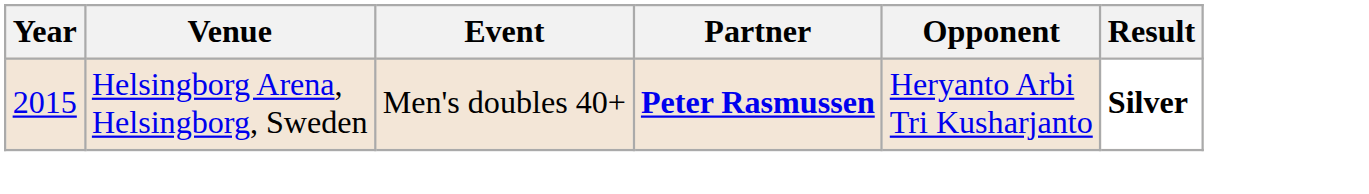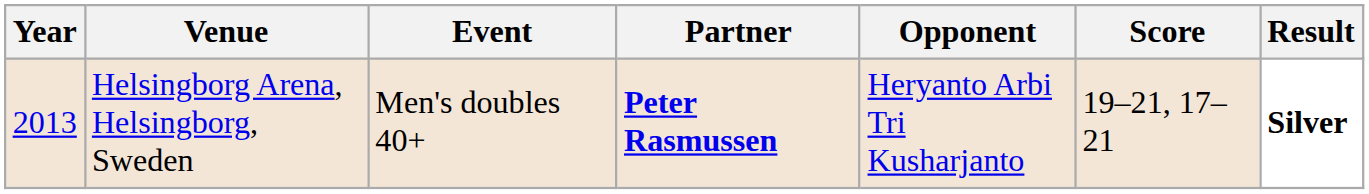+ column: (1167, 31)
(45, 103) 2015 -> (45, 122) 2013
